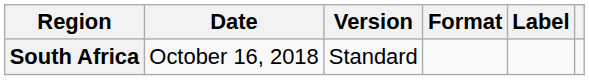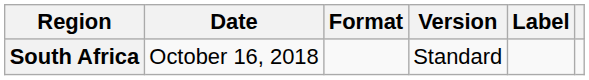columns swapped: (465, 21) <-> (373, 21)
